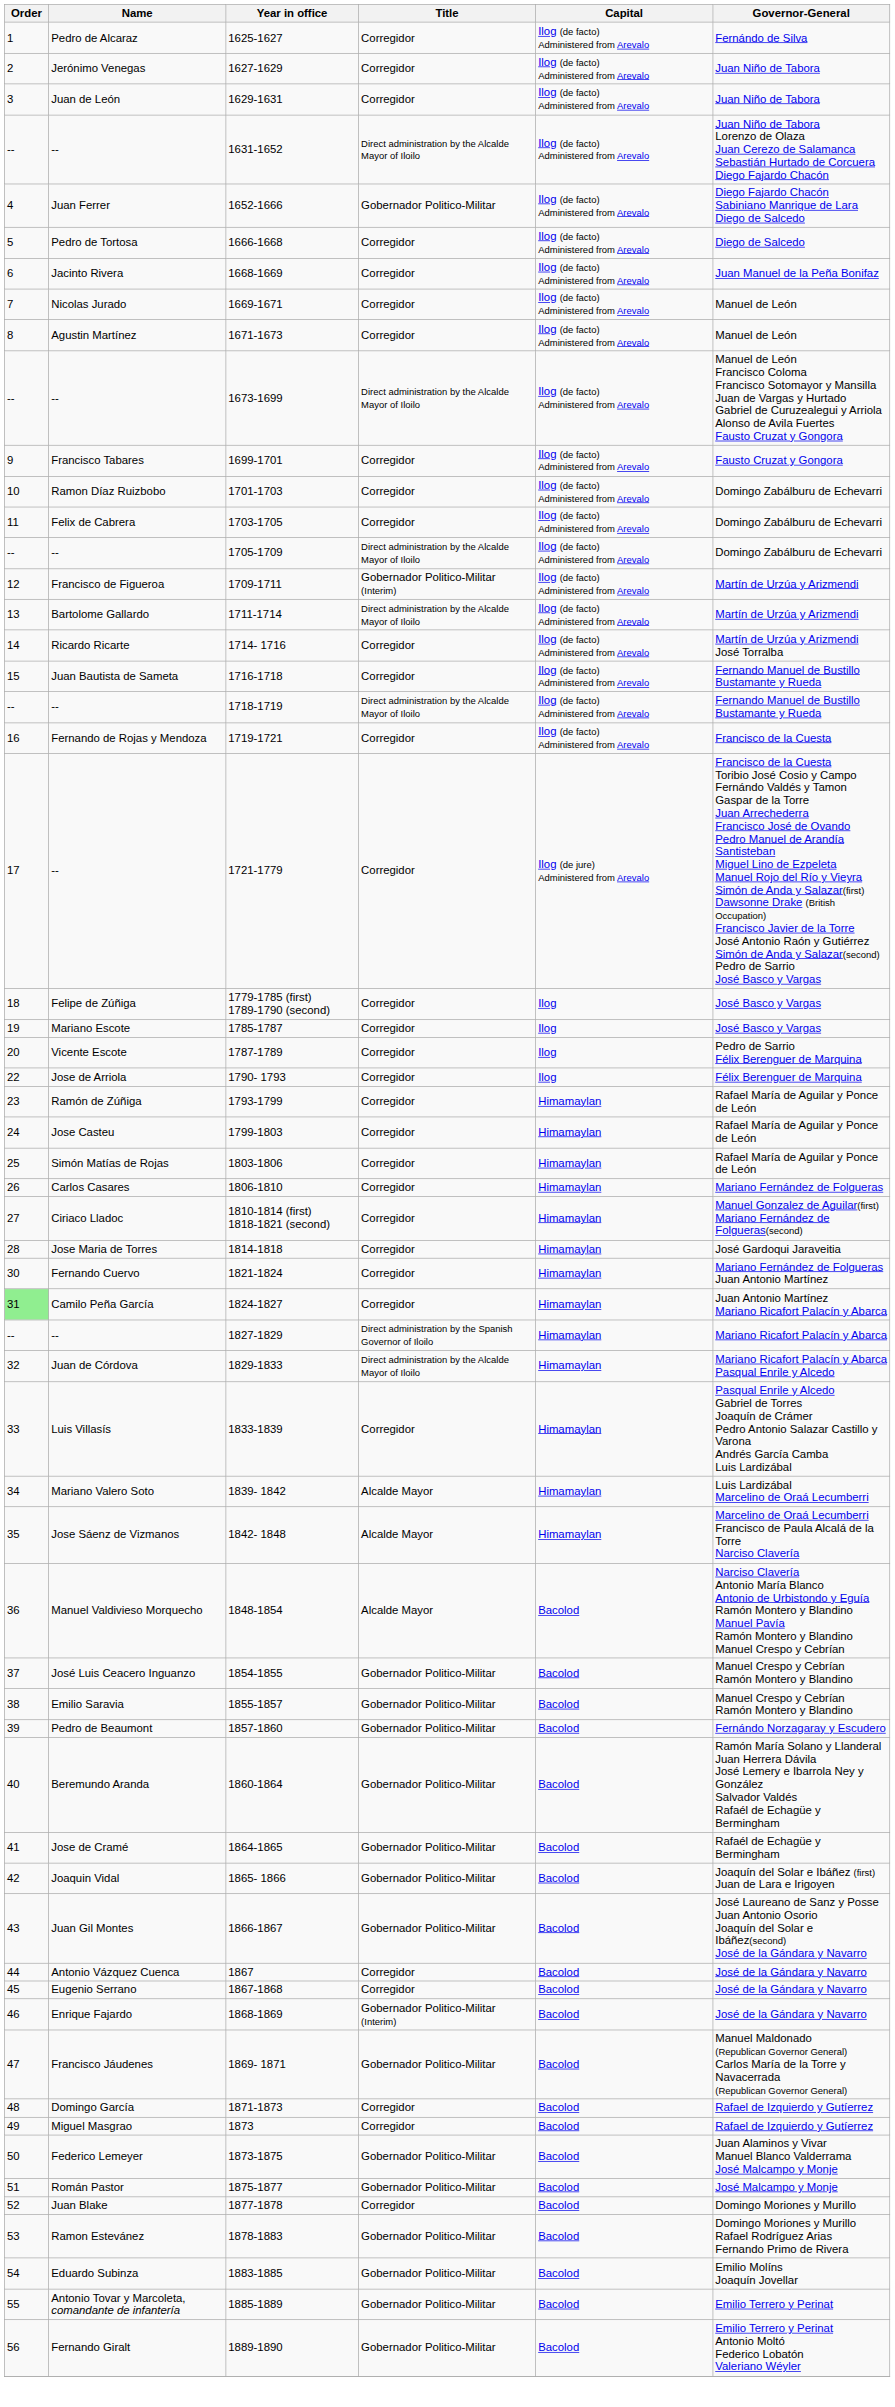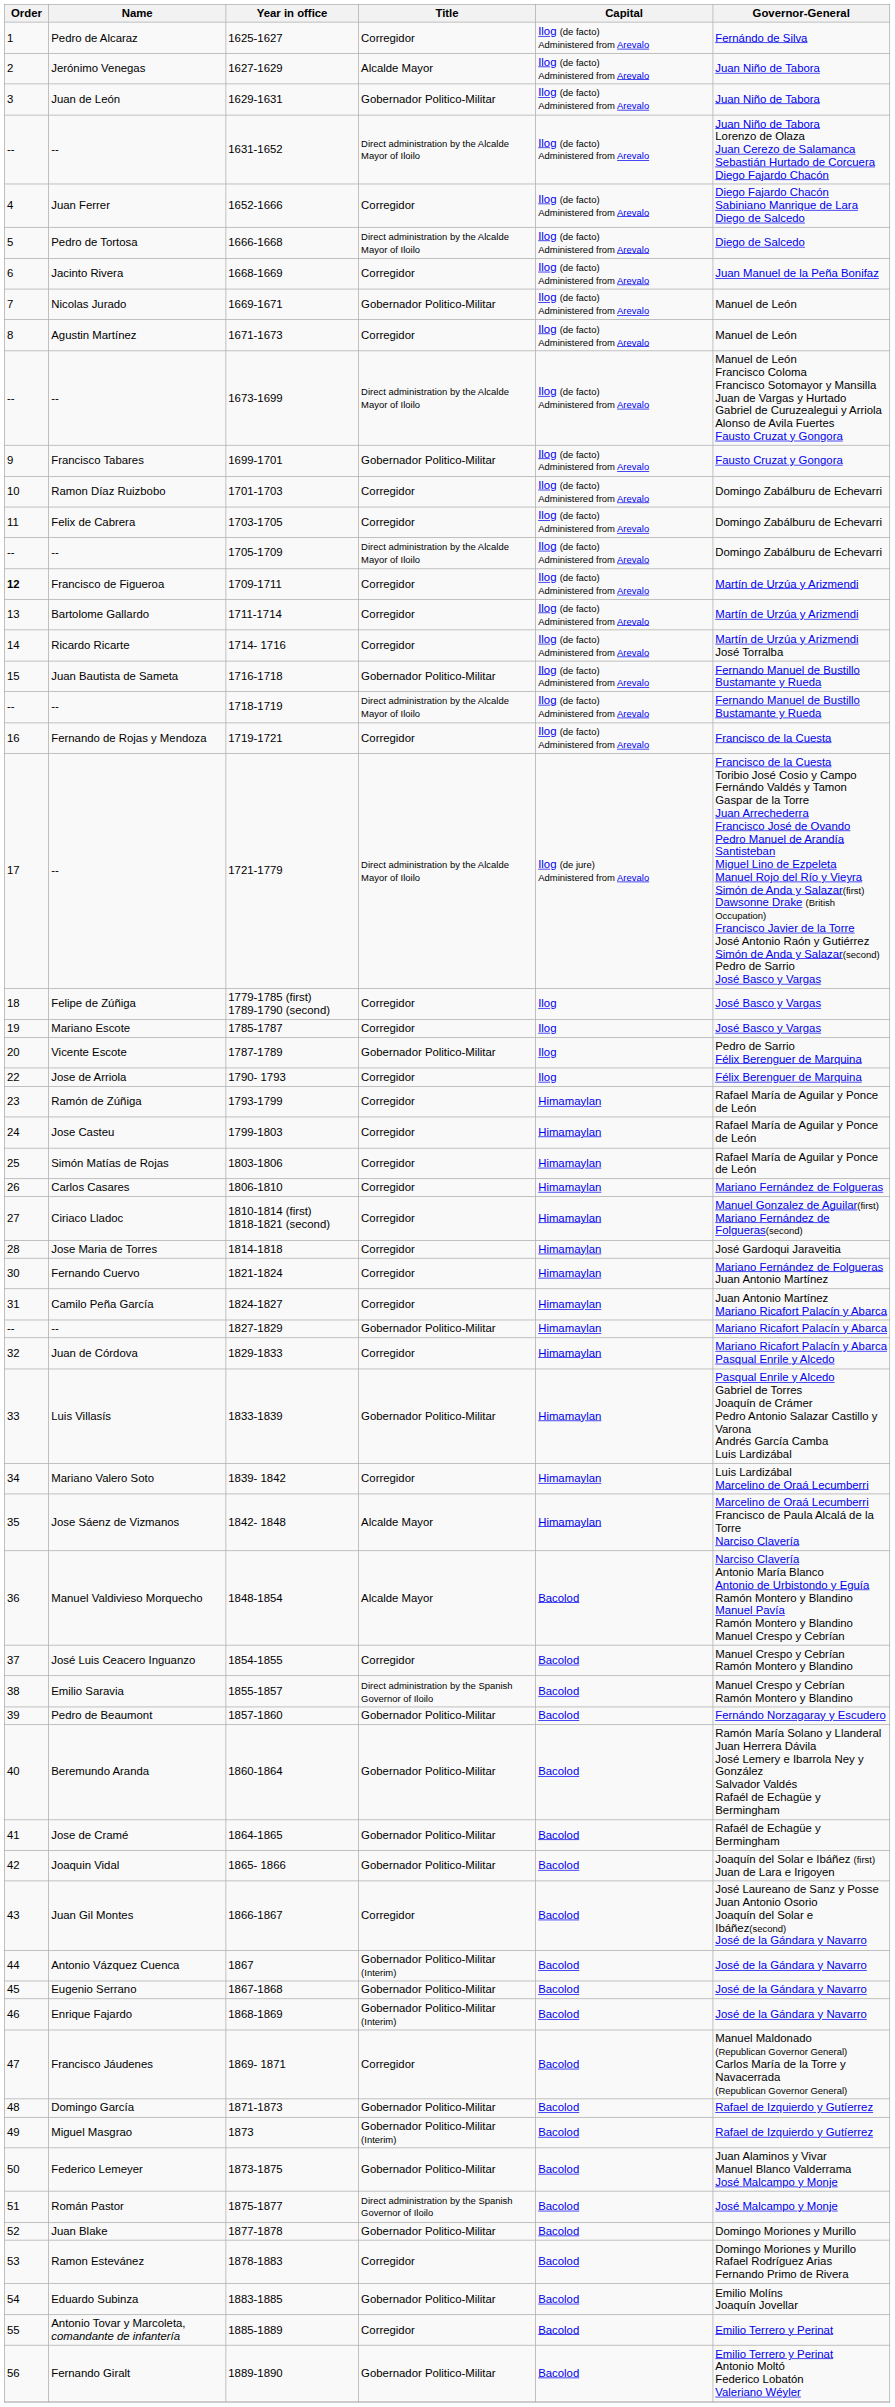(388, 68) Corregidor -> (397, 68) Alcalde Mayor
(388, 99) Corregidor -> (428, 99) Gobernador Politico-Militar
(428, 205) Gobernador Politico-Militar -> (388, 205) Corregidor
(388, 243) Corregidor -> (435, 243) Direct administration by the Alcalde Mayor of Iloilo
(388, 304) Corregidor -> (428, 304) Gobernador Politico-Militar
(388, 460) Corregidor -> (428, 460) Gobernador Politico-Militar
(13, 584) normal -> (13, 584) bold
(428, 584) Gobernador Politico-Militar (Interim) -> (388, 584) Corregidor
(435, 615) Direct administration by the Alcalde Mayor of Iloilo -> (388, 614) Corregidor
(388, 676) Corregidor -> (428, 676) Gobernador Politico-Militar
(388, 871) Corregidor -> (435, 871) Direct administration by the Alcalde Mayor of Iloilo
(388, 1052) Corregidor -> (428, 1052) Gobernador Politico-Militar
(13, 1304) lightgreen background -> (13, 1304) no background
(437, 1336) Direct administration by the Spanish Governor of Iloilo -> (428, 1328) Gobernador Politico-Militar
(435, 1366) Direct administration by the Alcalde Mayor of Iloilo -> (388, 1353) Corregidor
(388, 1428) Corregidor -> (428, 1416) Gobernador Politico-Militar
(397, 1491) Alcalde Mayor -> (388, 1478) Corregidor
(428, 1673) Gobernador Politico-Militar -> (388, 1660) Corregidor
(428, 1704) Gobernador Politico-Militar -> (437, 1692) Direct administration by the Spanish Governor of Iloilo
(428, 1928) Gobernador Politico-Militar -> (388, 1915) Corregidor
(388, 1972) Corregidor -> (428, 1965) Gobernador Politico-Militar (Interim)
(388, 1990) Corregidor -> (428, 1990) Gobernador Politico-Militar
(428, 2064) Gobernador Politico-Militar -> (388, 2064) Corregidor
(388, 2108) Corregidor -> (428, 2108) Gobernador Politico-Militar
(388, 2126) Corregidor -> (428, 2132) Gobernador Politico-Militar (Interim)
(428, 2187) Gobernador Politico-Militar -> (437, 2207) Direct administration by the Spanish Governor of Iloilo
(388, 2205) Corregidor -> (428, 2231) Gobernador Politico-Militar
(428, 2236) Gobernador Politico-Militar -> (388, 2262) Corregidor
(428, 2304) Gobernador Politico-Militar -> (388, 2330) Corregidor
